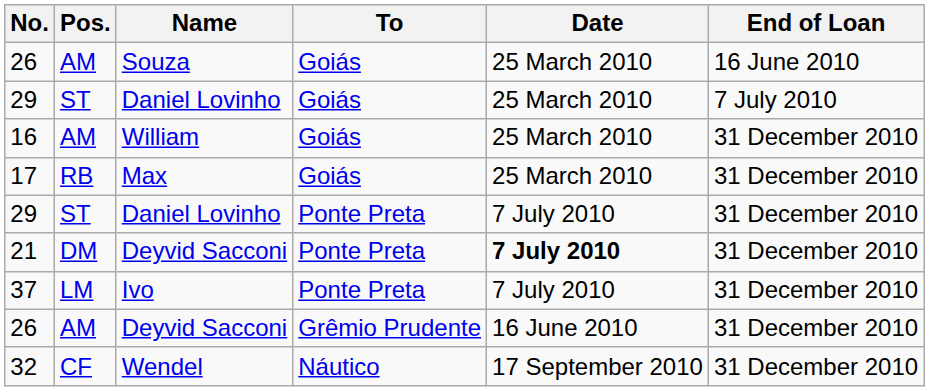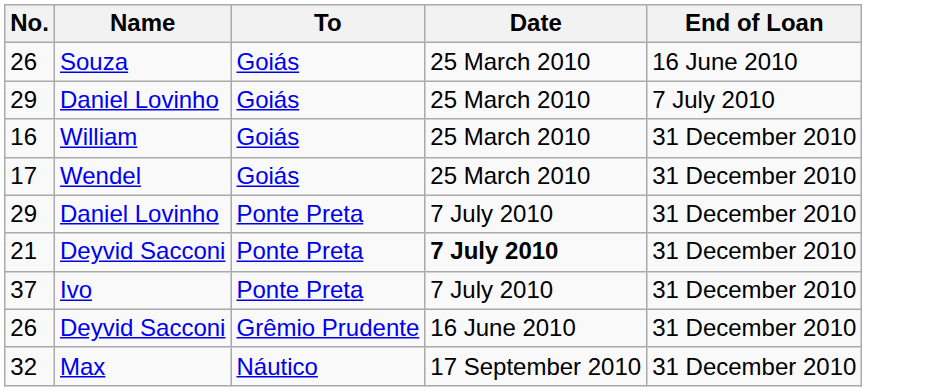- column: (85, 23)
(144, 175) Max -> (100, 175) Wendel
(162, 366) Wendel -> (83, 366) Max
